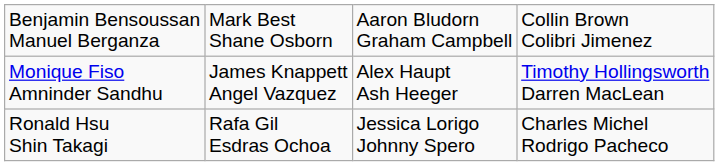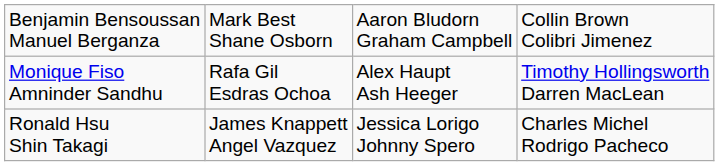(278, 82) James Knappett Angel Vazquez -> (270, 82) Rafa Gil Esdras Ochoa
(270, 134) Rafa Gil Esdras Ochoa -> (278, 134) James Knappett Angel Vazquez
